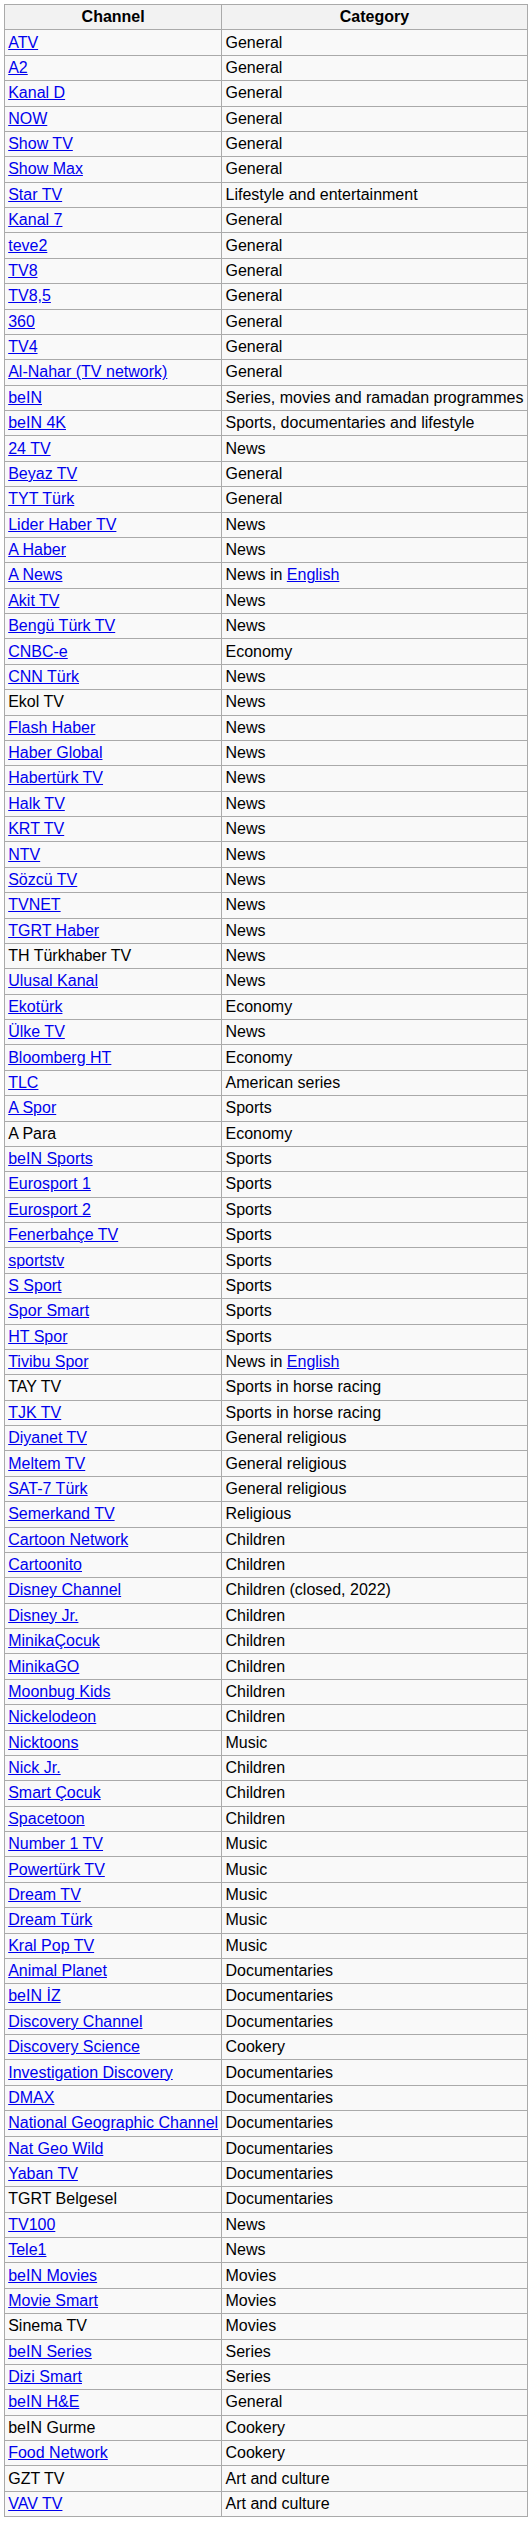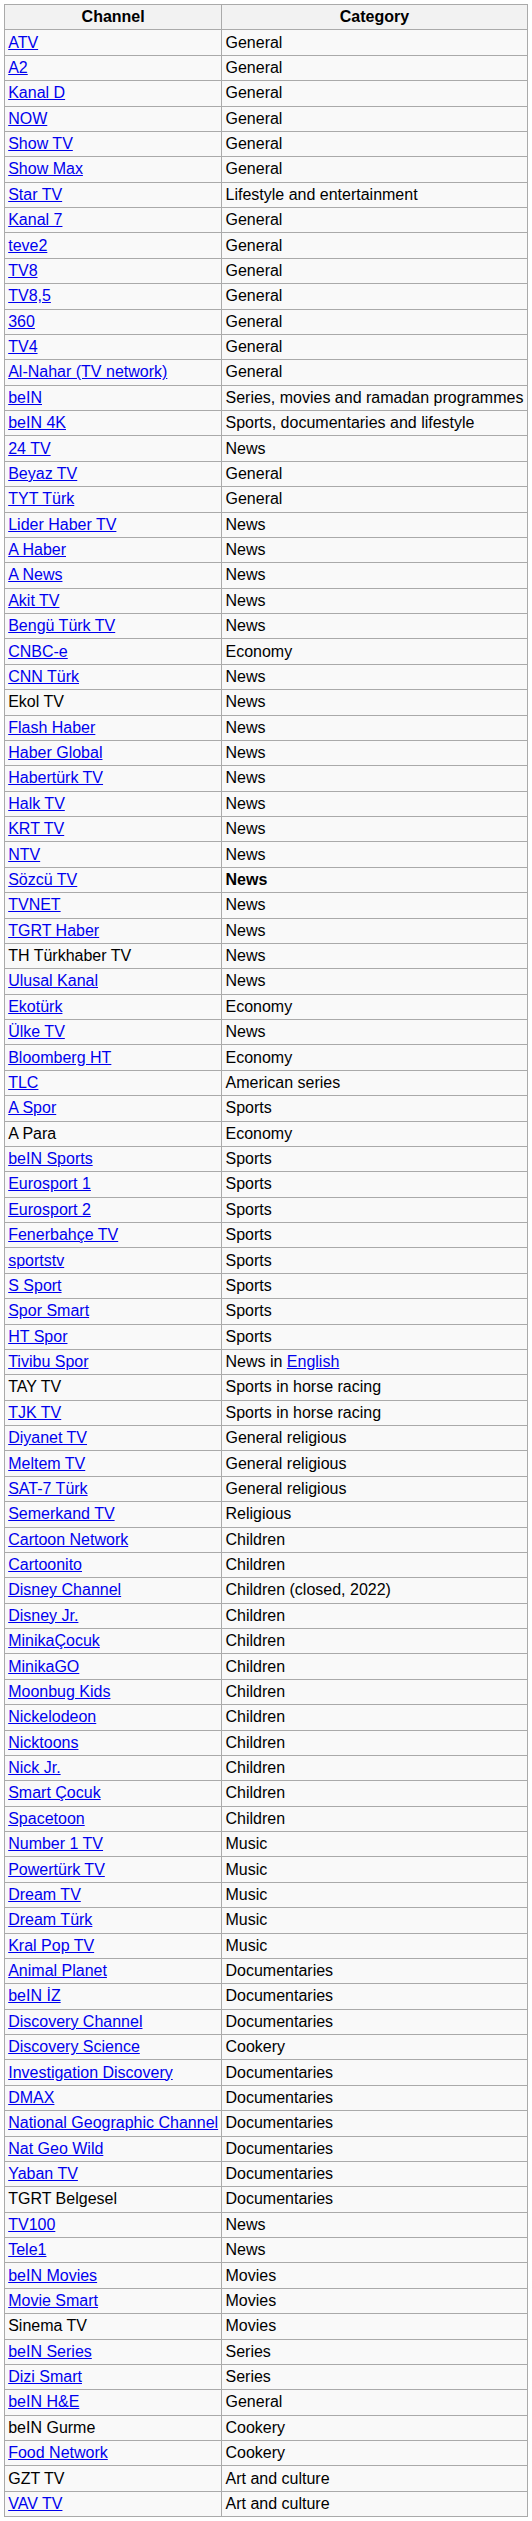(282, 575) News in English -> (245, 575) News
(245, 879) normal -> (246, 879) bold
(246, 1742) Music -> (255, 1742) Children
